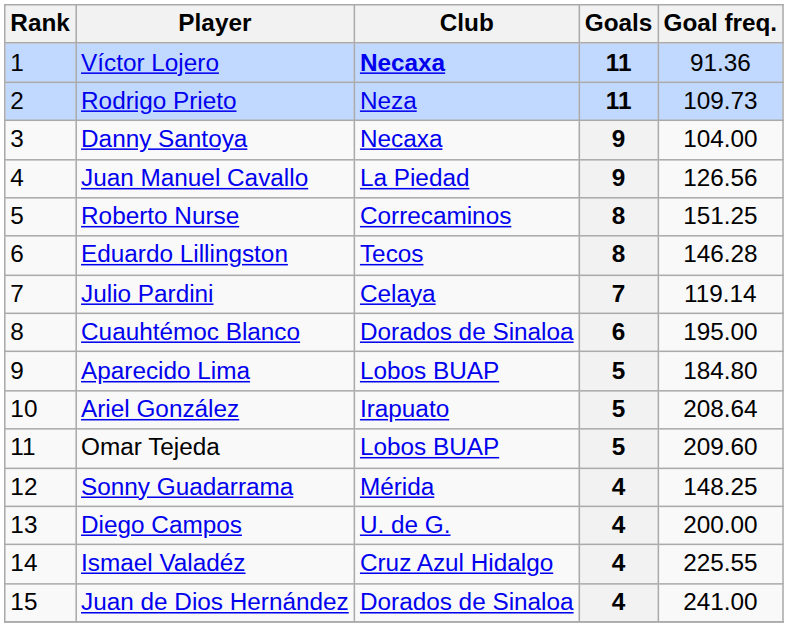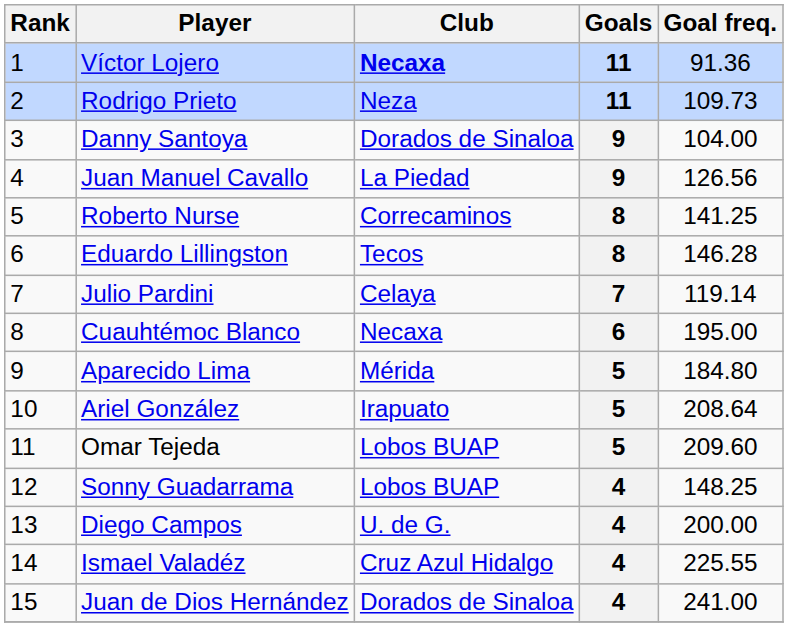(401, 139) Necaxa -> (467, 139) Dorados de Sinaloa
(720, 216) 151.25 -> (720, 216) 141.25
(467, 332) Dorados de Sinaloa -> (401, 332) Necaxa
(430, 370) Lobos BUAP -> (397, 370) Mérida
(397, 486) Mérida -> (430, 486) Lobos BUAP
